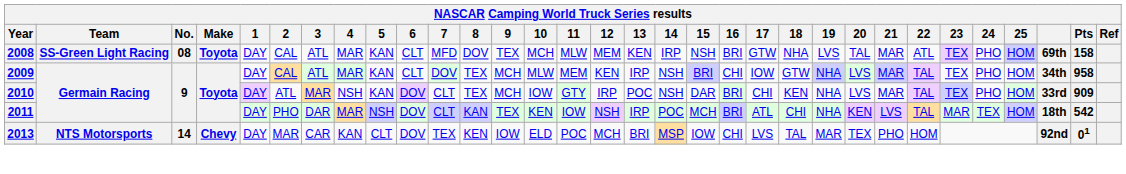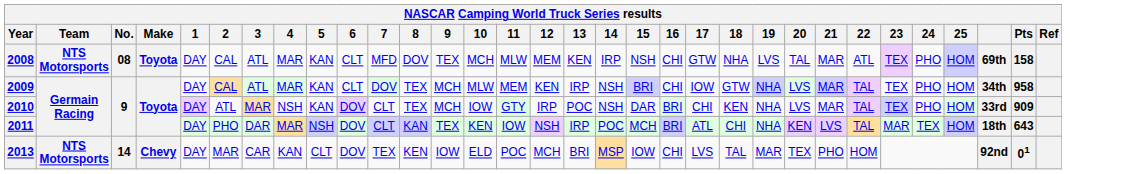(104, 53) SS-Green Light Racing -> (74, 60) NTS Motorsports
(733, 53) BRI -> (673, 60) CHI
(1084, 112) 542 -> (1024, 126) 643
